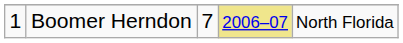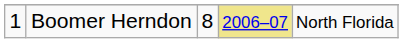(207, 21) 7 -> (207, 21) 8
